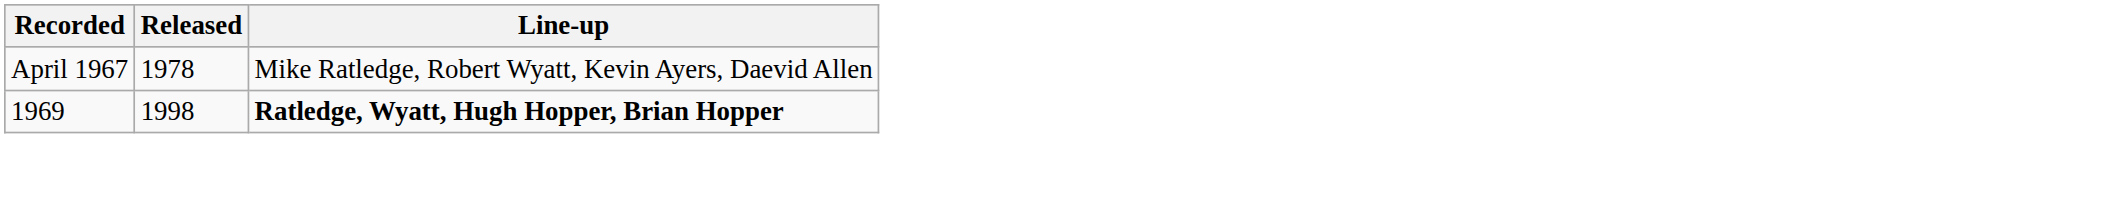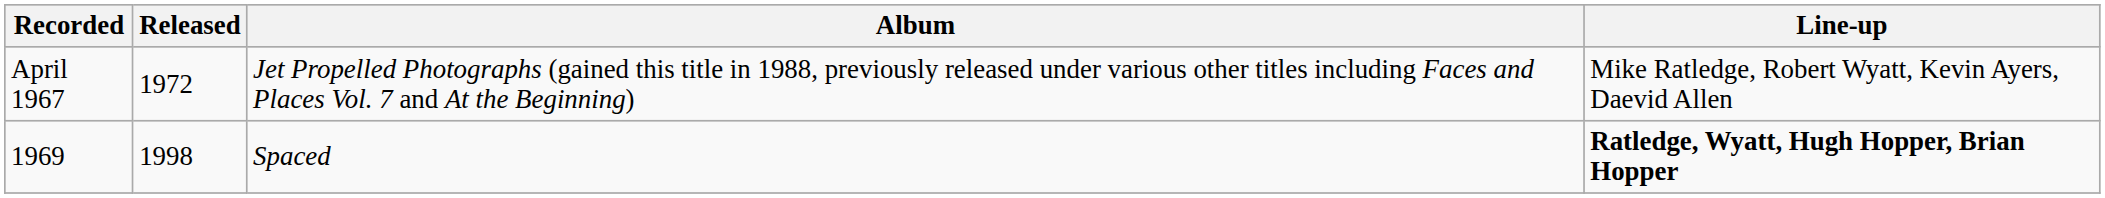+ column: (915, 25)
(168, 68) 1978 -> (166, 83) 1972
